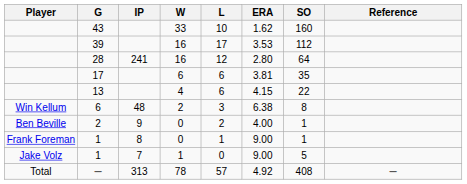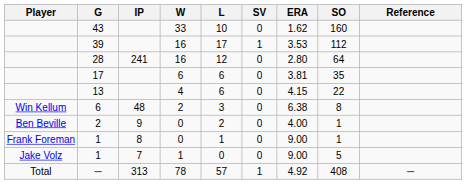+ column: (260, 12)
